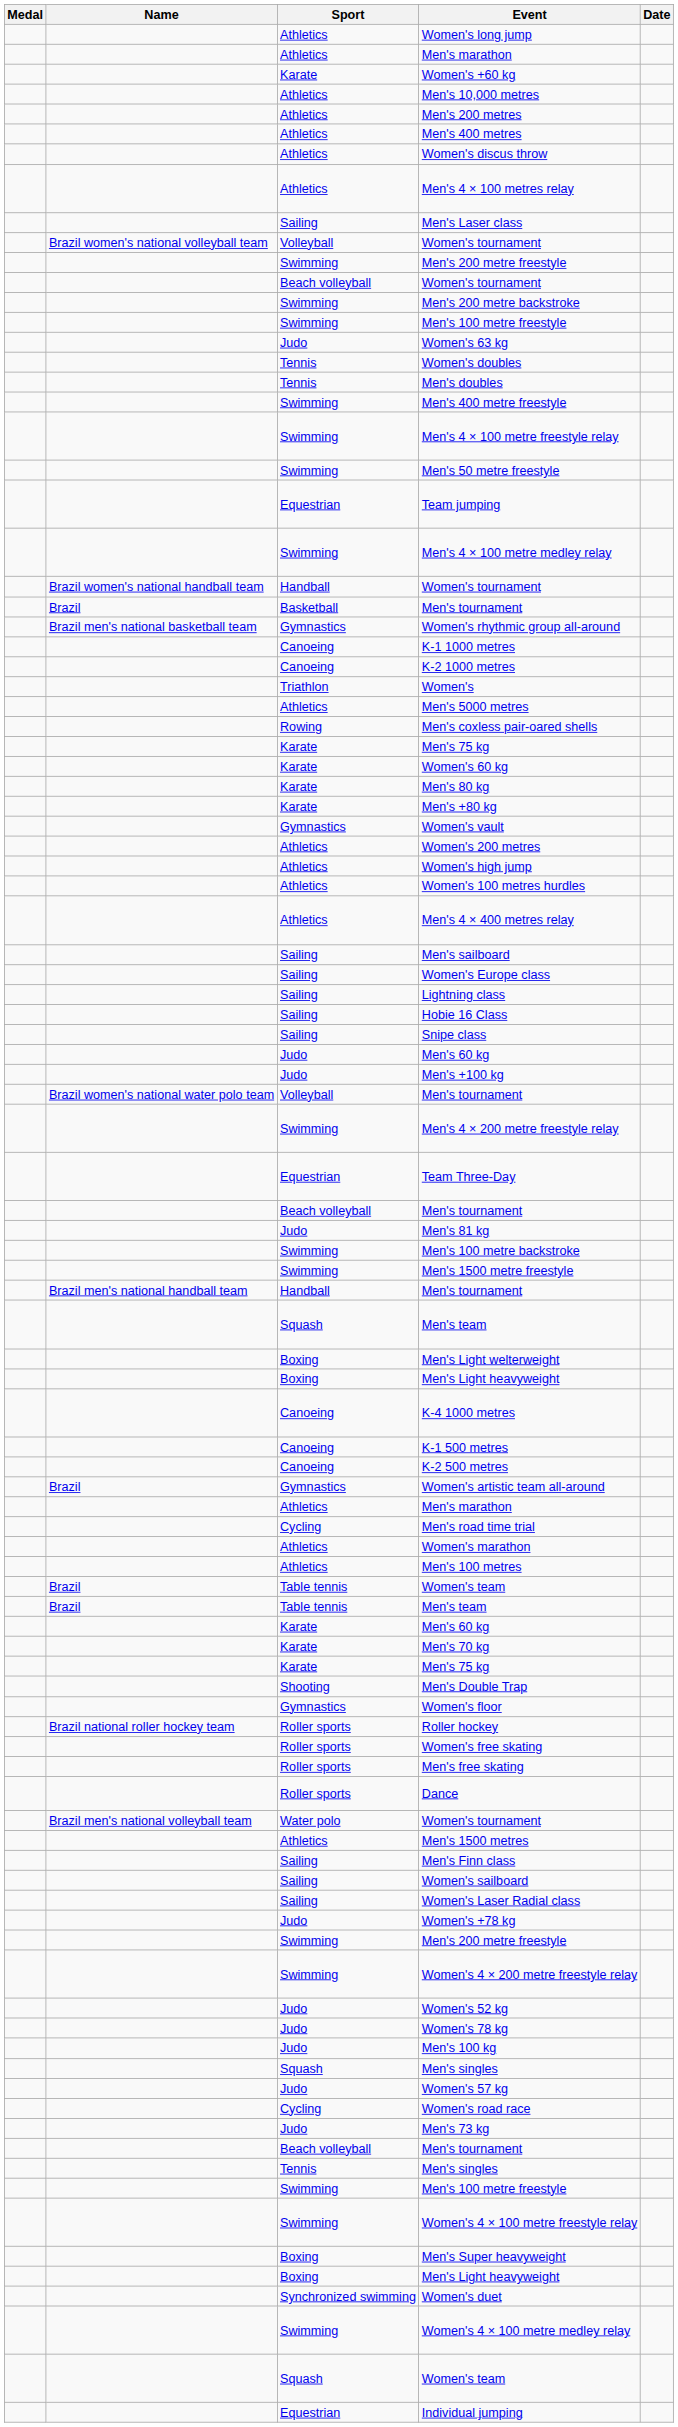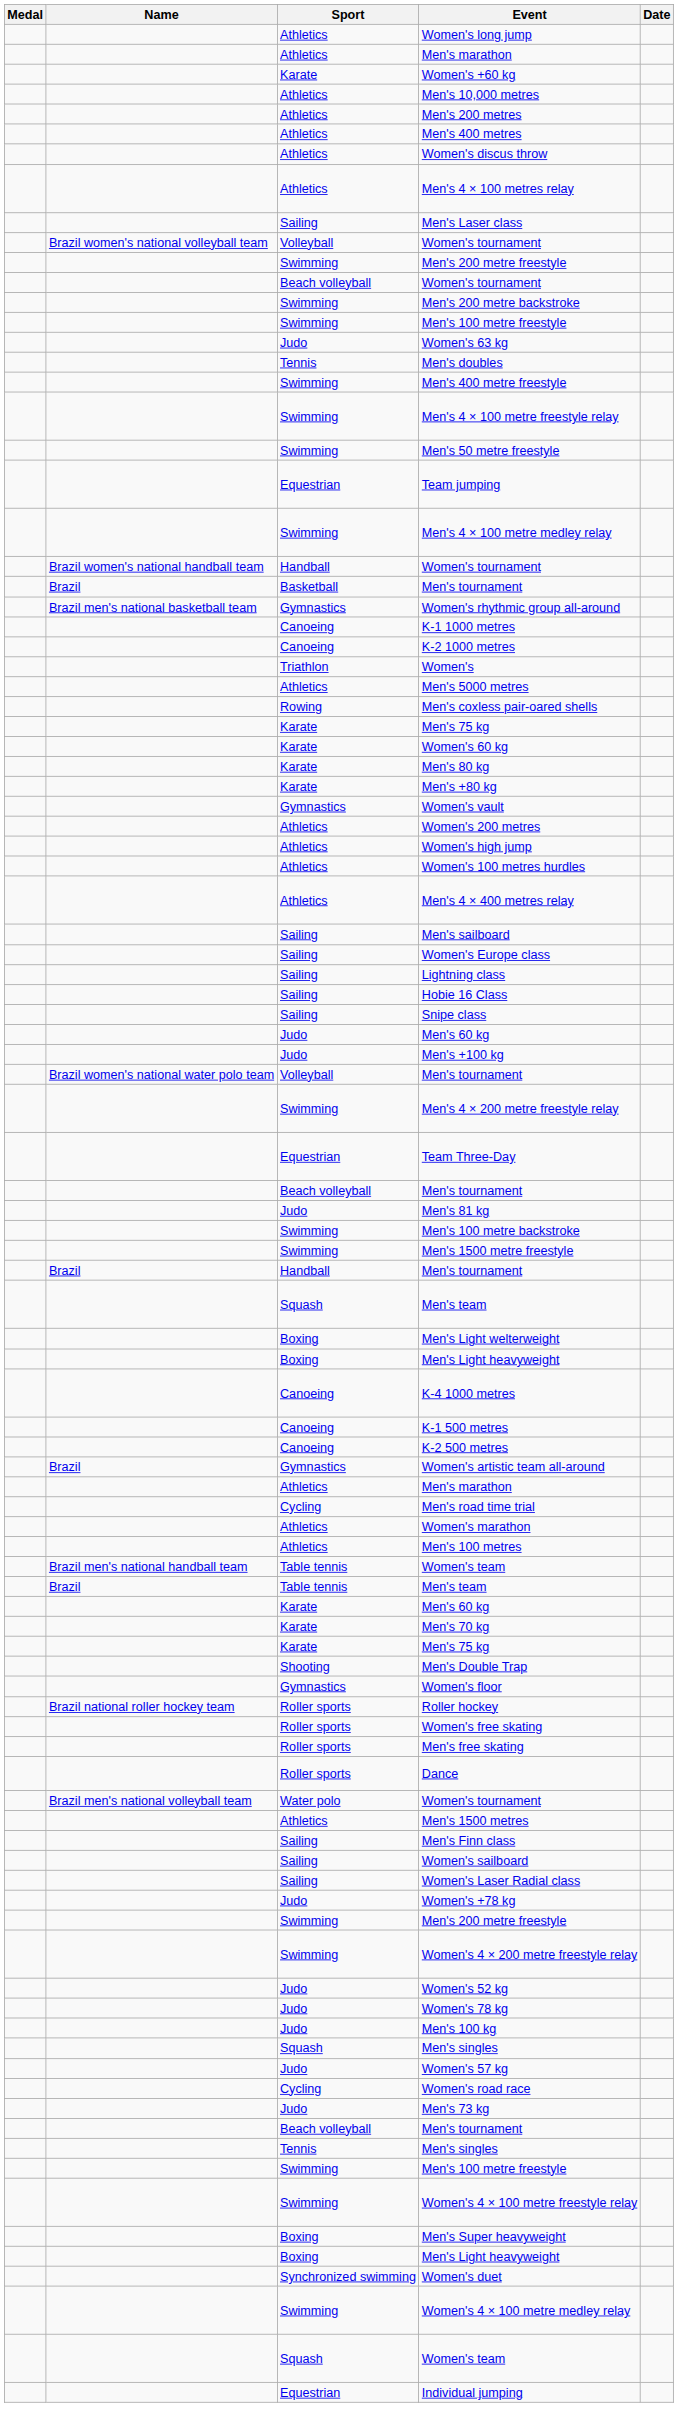- row: (298, 362)
(148, 1291) Brazil men's national handball team -> (65, 1271) Brazil
(65, 1587) Brazil -> (148, 1567) Brazil men's national handball team
